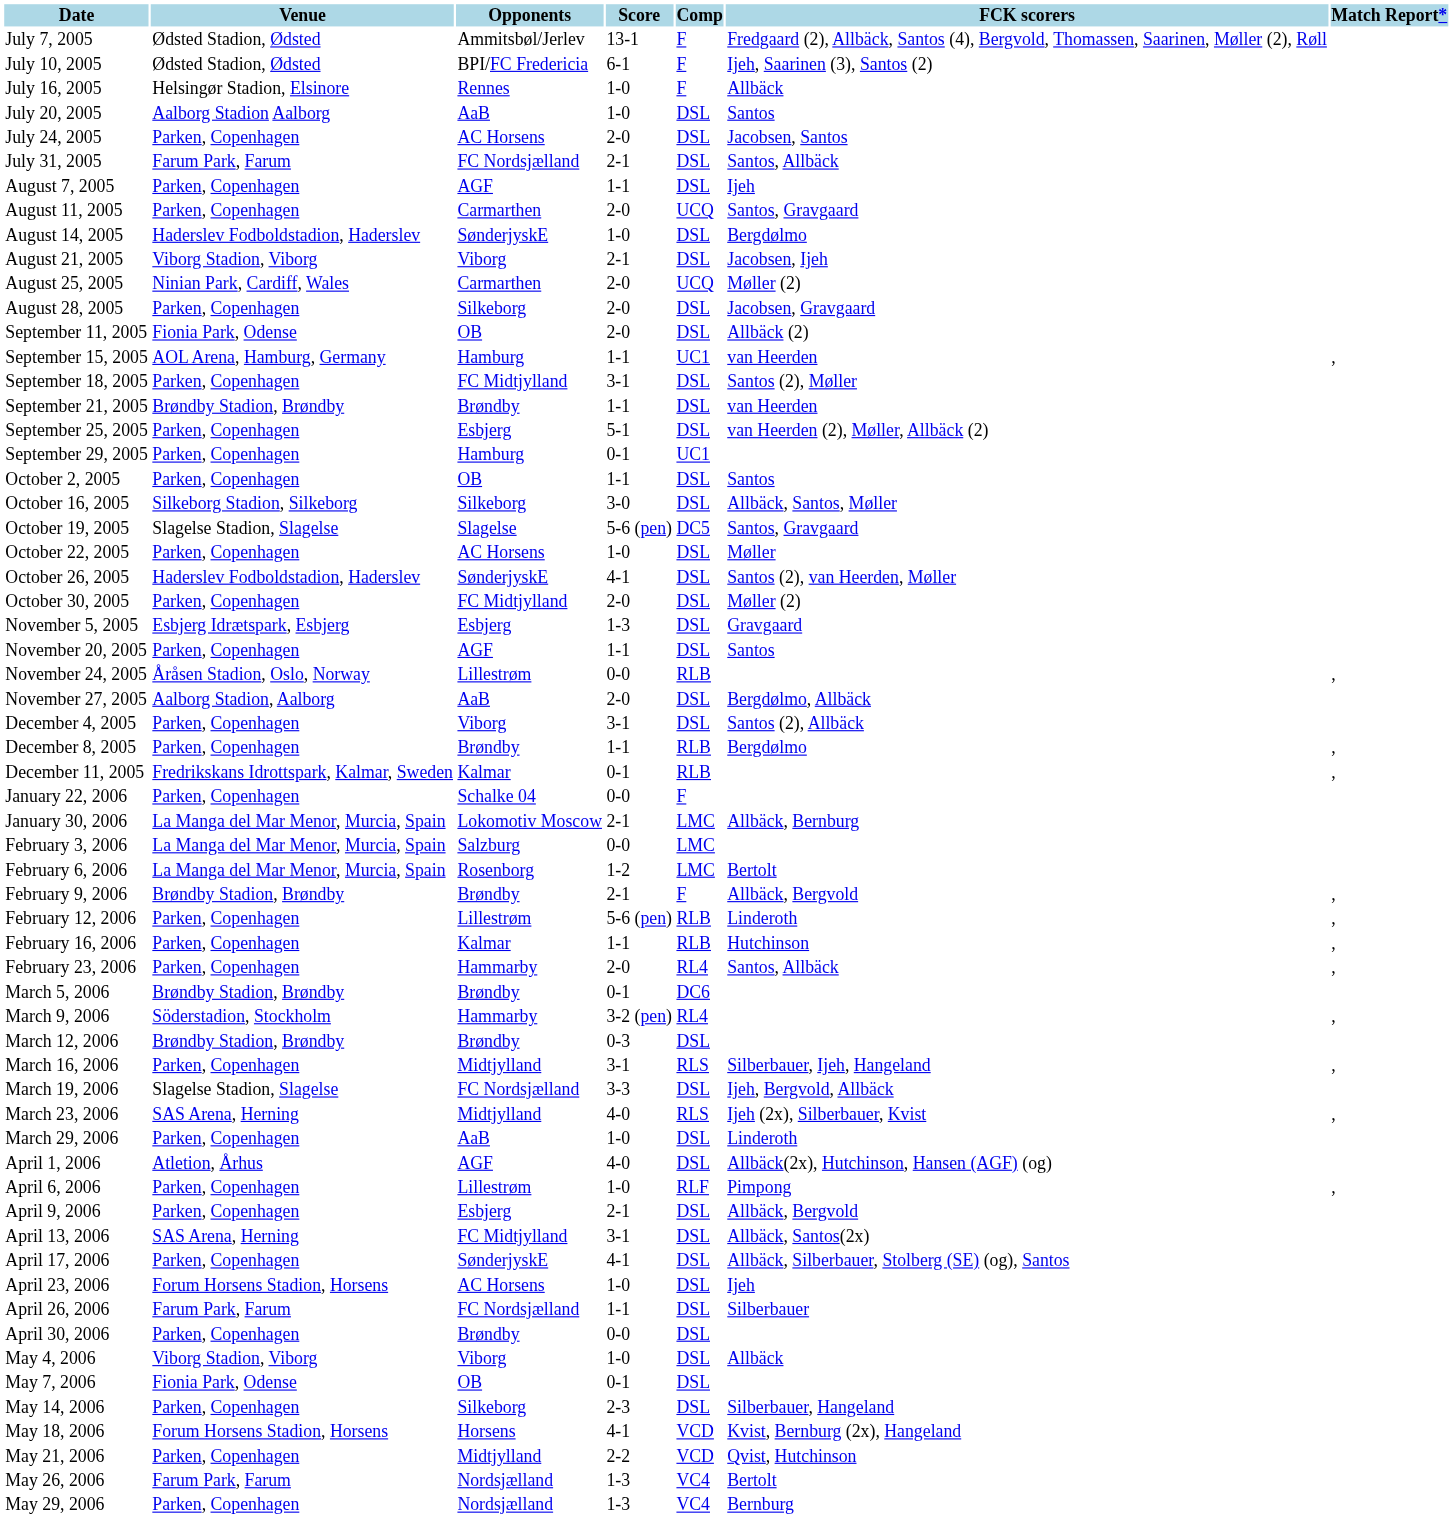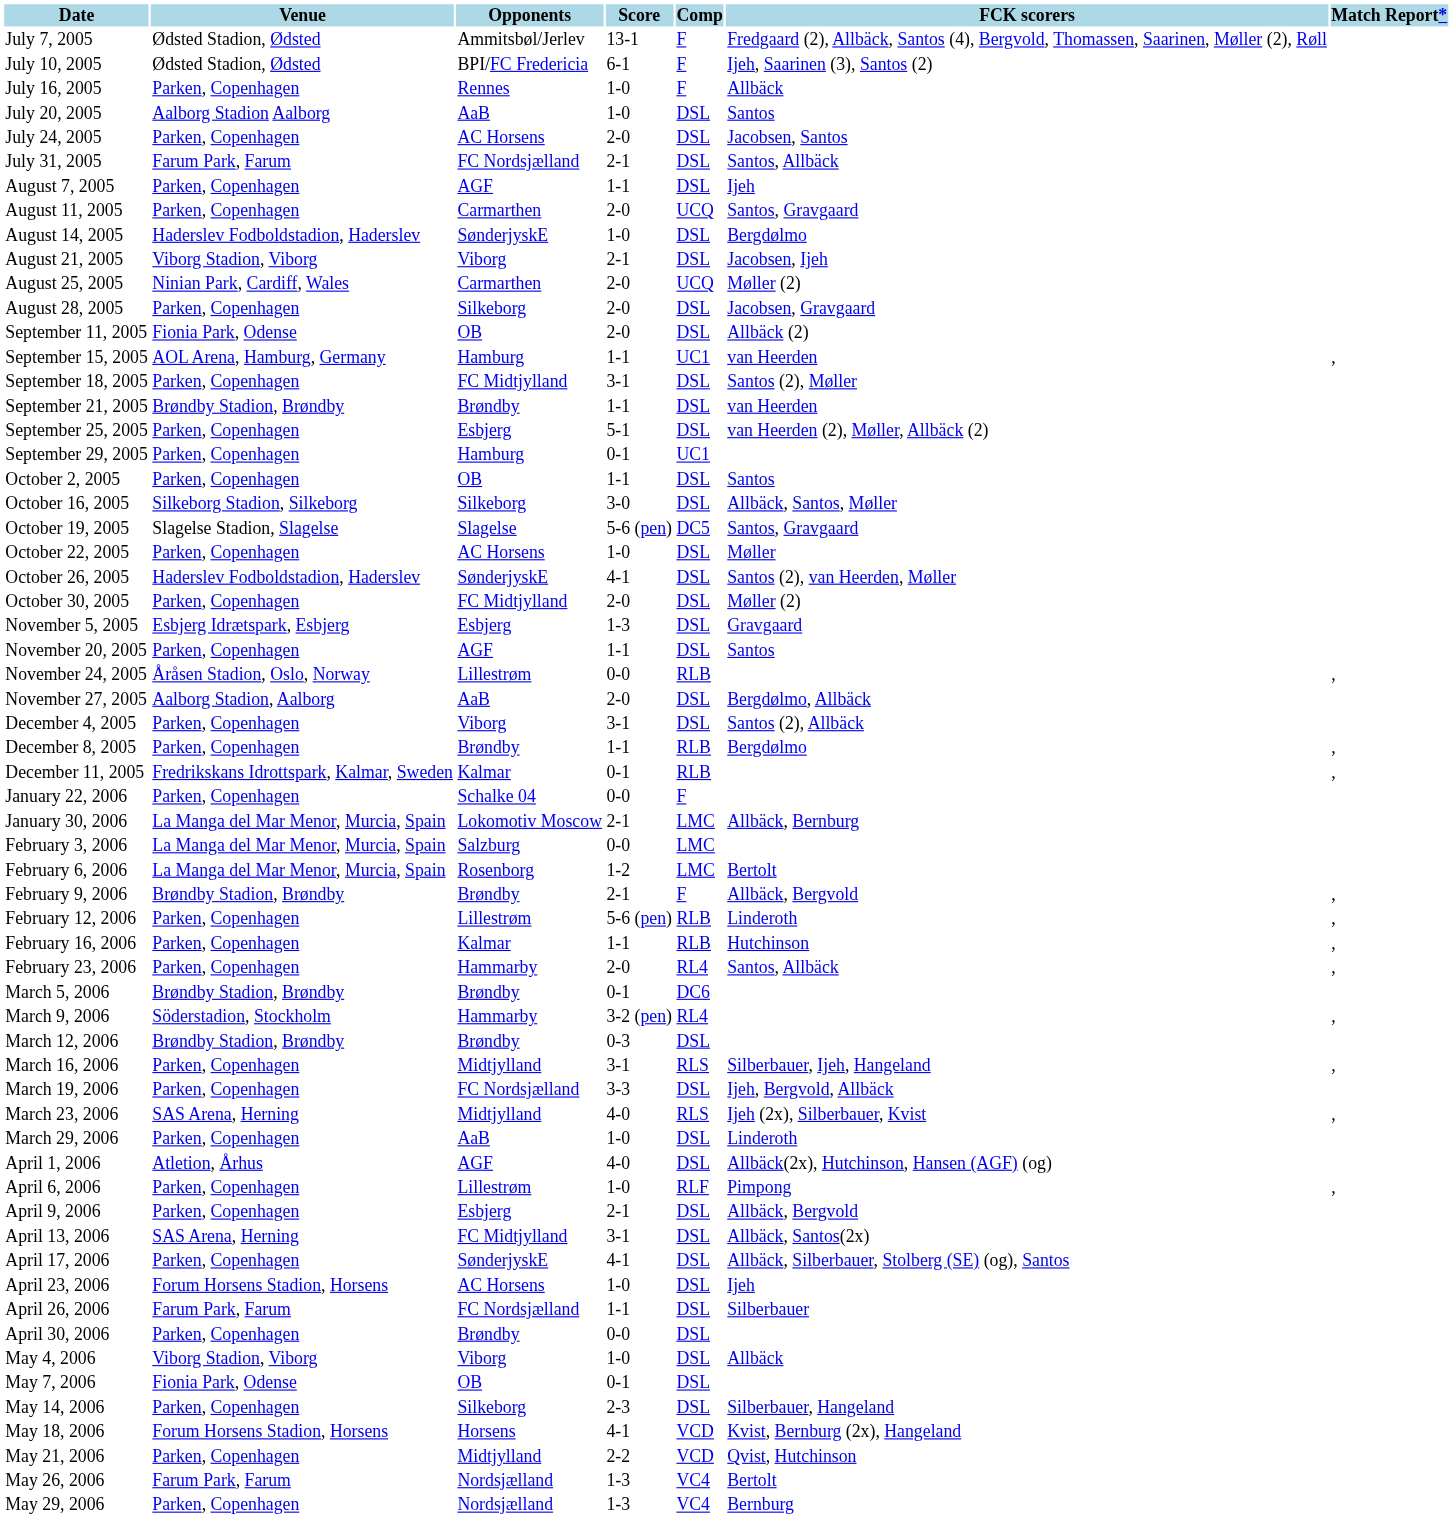(251, 88) Helsingør Stadion, Elsinore -> (226, 88) Parken, Copenhagen
(245, 1089) Slagelse Stadion, Slagelse -> (226, 1089) Parken, Copenhagen
